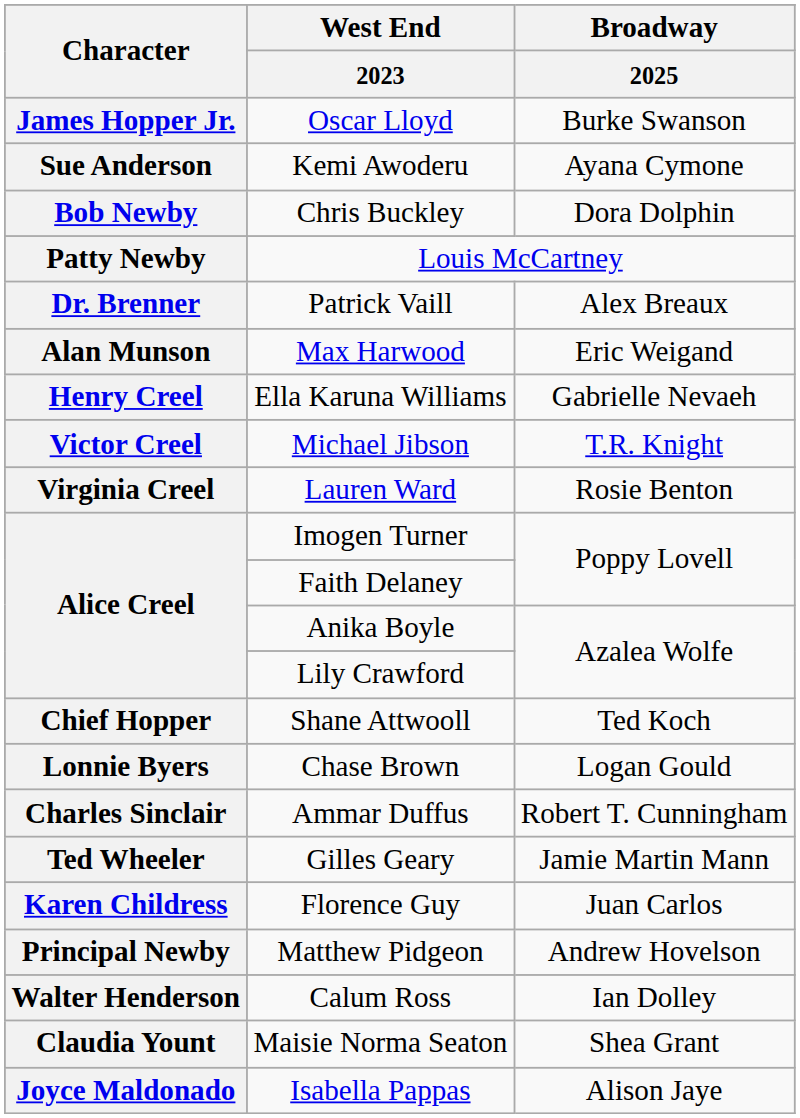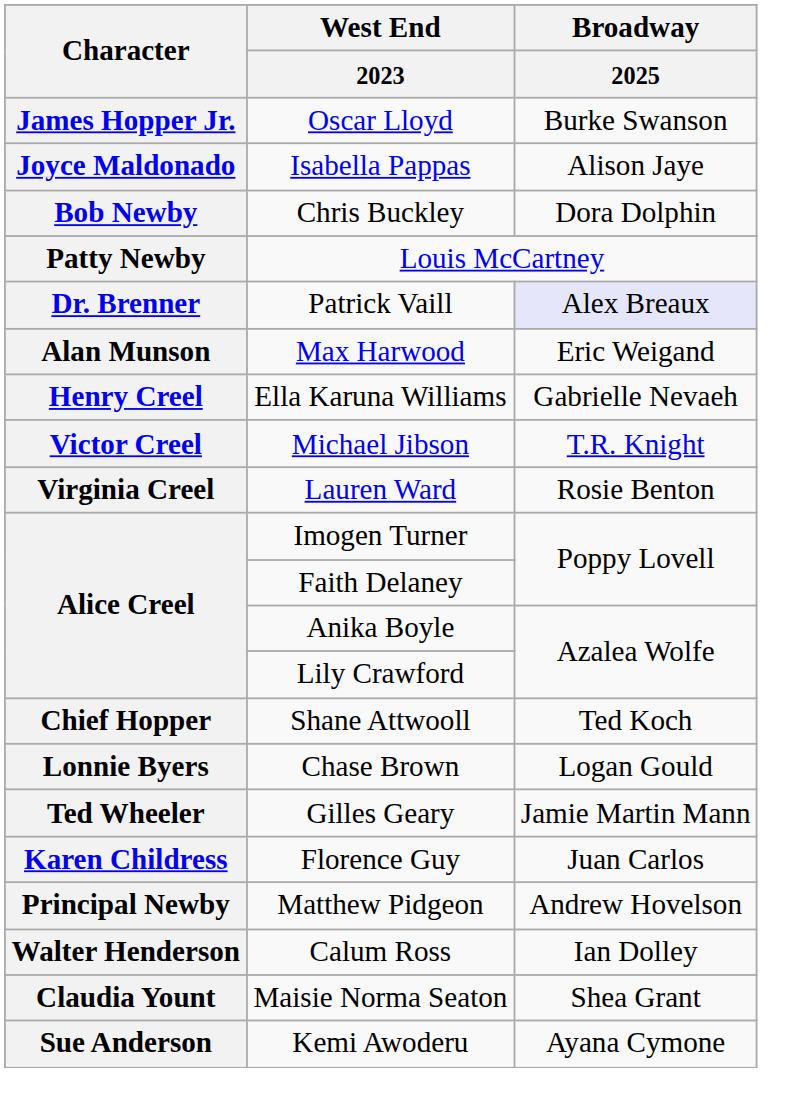rows swapped: (380, 1089) <-> (380, 166)
(654, 304) no background -> (636, 304) lavender background
- row: (380, 812)
